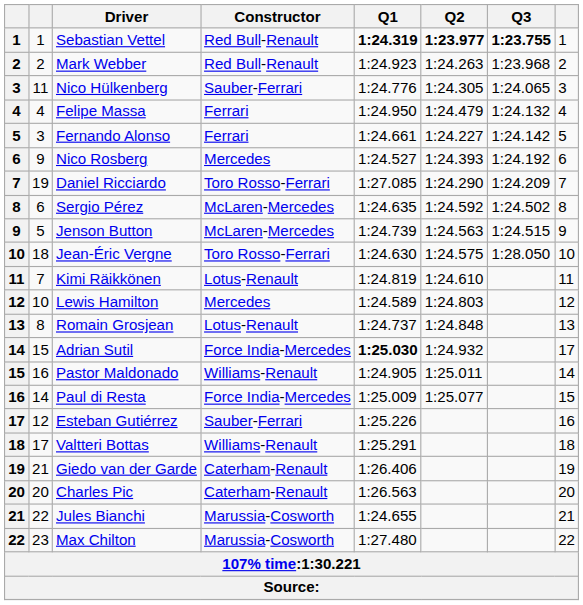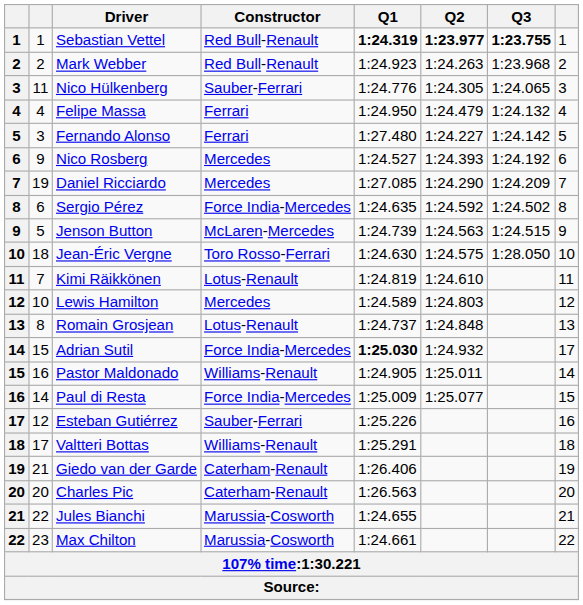(387, 135) 1:24.661 -> (387, 135) 1:27.480
(267, 183) Toro Rosso-Ferrari -> (237, 183) Mercedes
(269, 206) McLaren-Mercedes -> (277, 206) Force India-Mercedes
(387, 540) 1:27.480 -> (387, 540) 1:24.661
